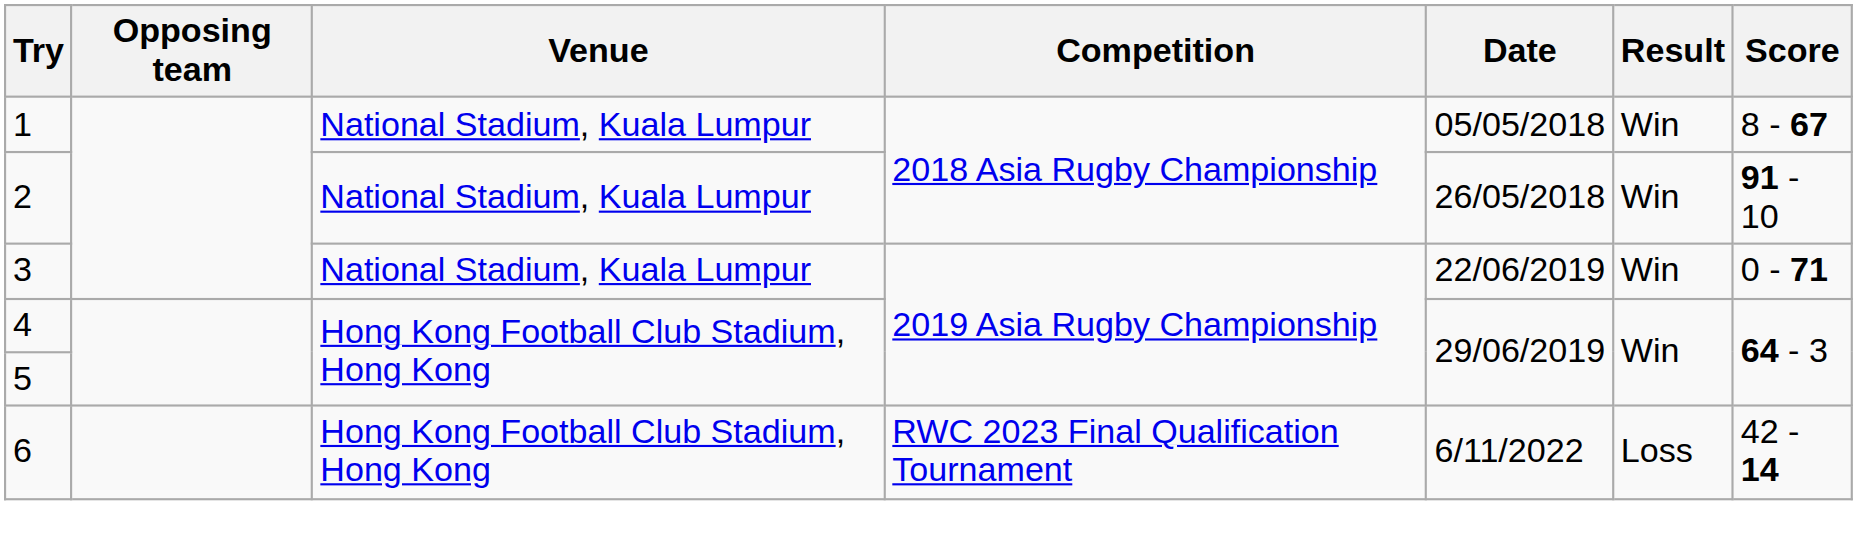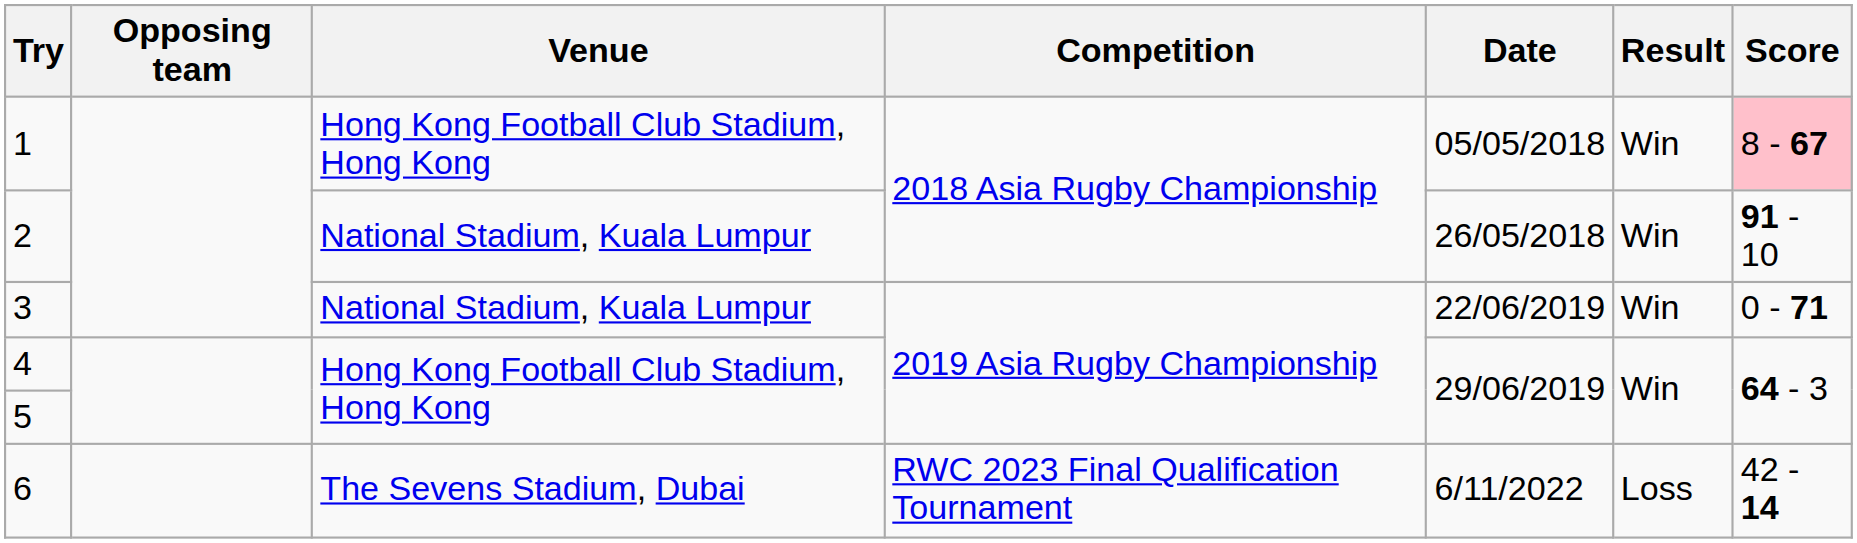(566, 123) National Stadium, Kuala Lumpur -> (583, 143) Hong Kong Football Club Stadium, Hong Kong
(1784, 123) no background -> (1784, 143) pink background
(583, 451) Hong Kong Football Club Stadium, Hong Kong -> (533, 490) The Sevens Stadium, Dubai
